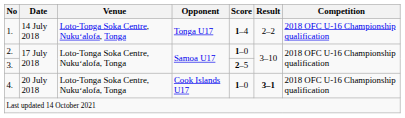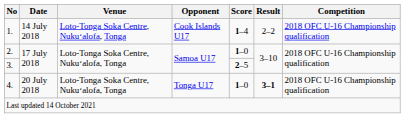(194, 31) Tonga U17 -> (197, 31) Cook Islands U17
(197, 85) Cook Islands U17 -> (194, 85) Tonga U17
